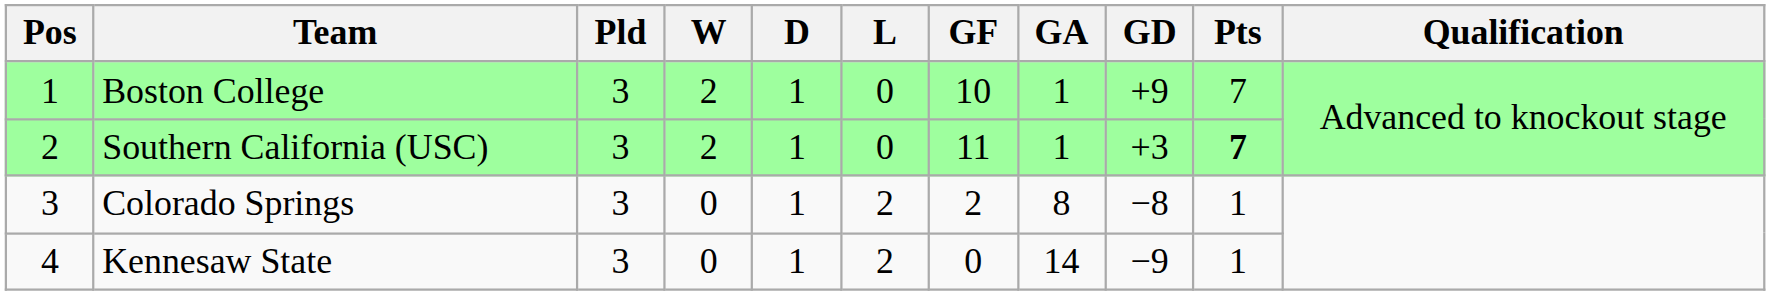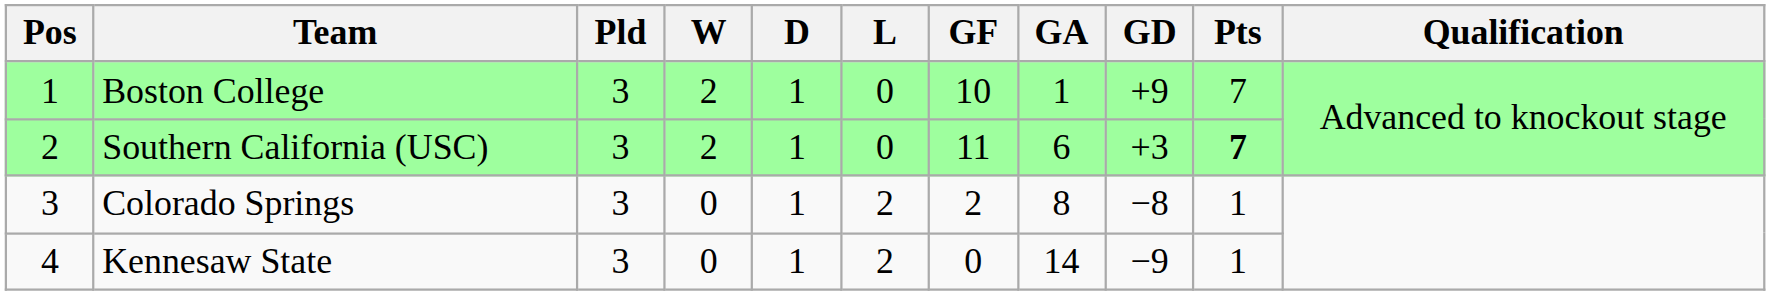(1061, 146) 1 -> (1061, 146) 6
